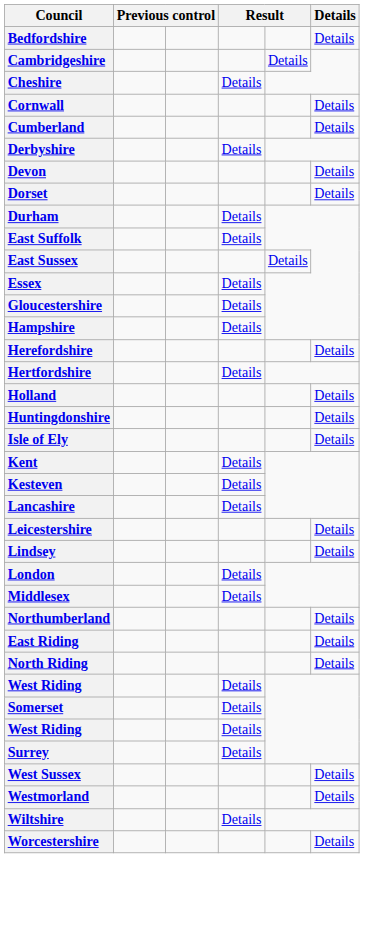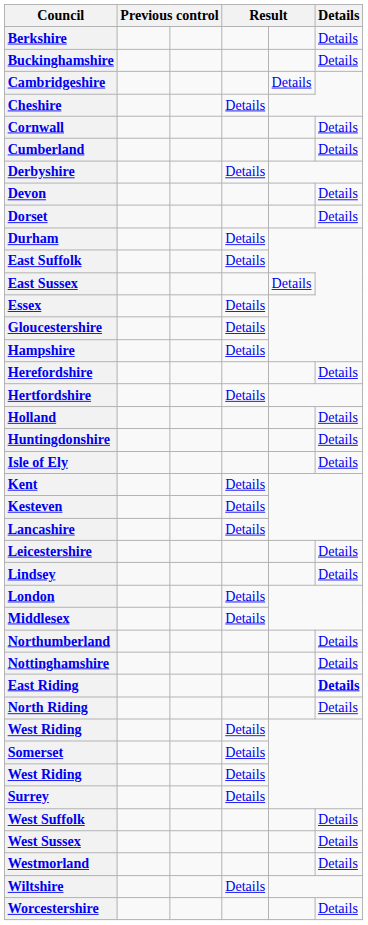- row: (47, 37)
+ row: (37, 37)
+ row: (61, 60)
+ row: (58, 663)
(334, 640) normal -> (339, 685) bold
+ row: (46, 819)
